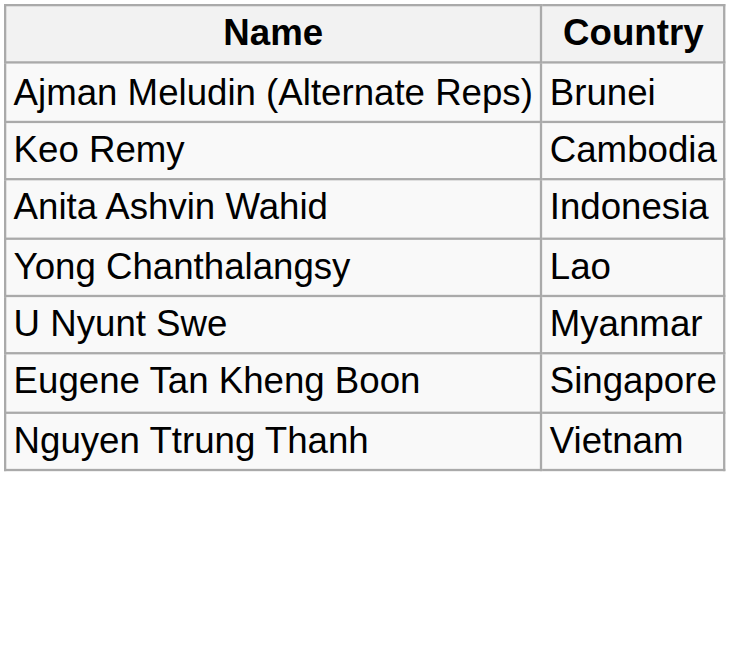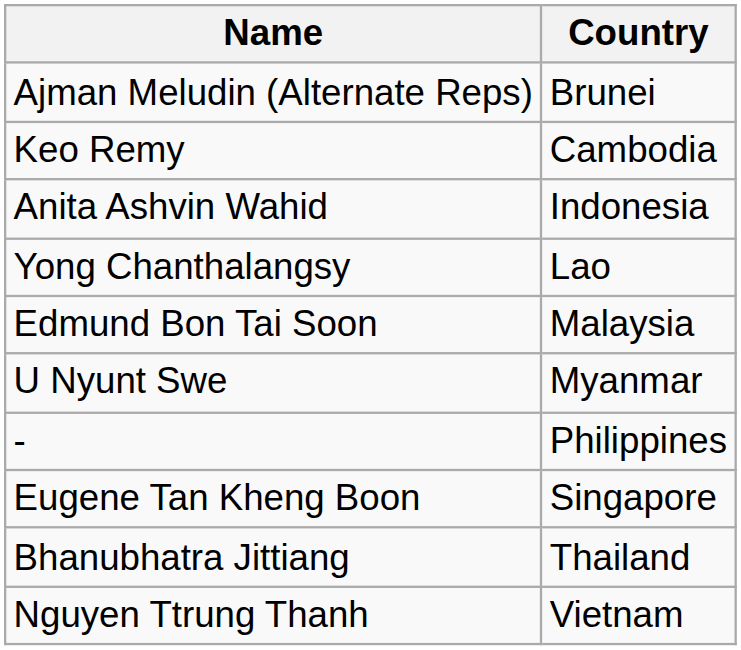+ row: (196, 324)
+ row: (20, 440)
+ row: (182, 556)
